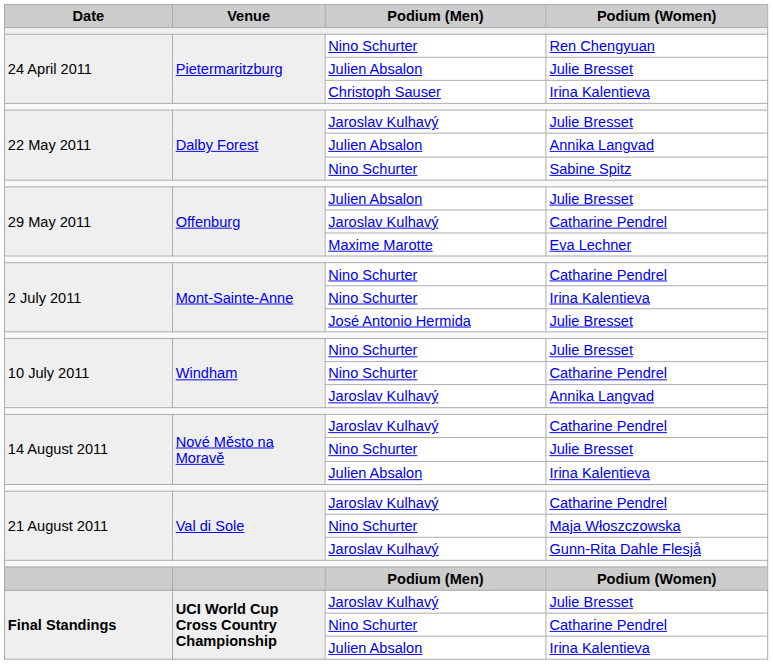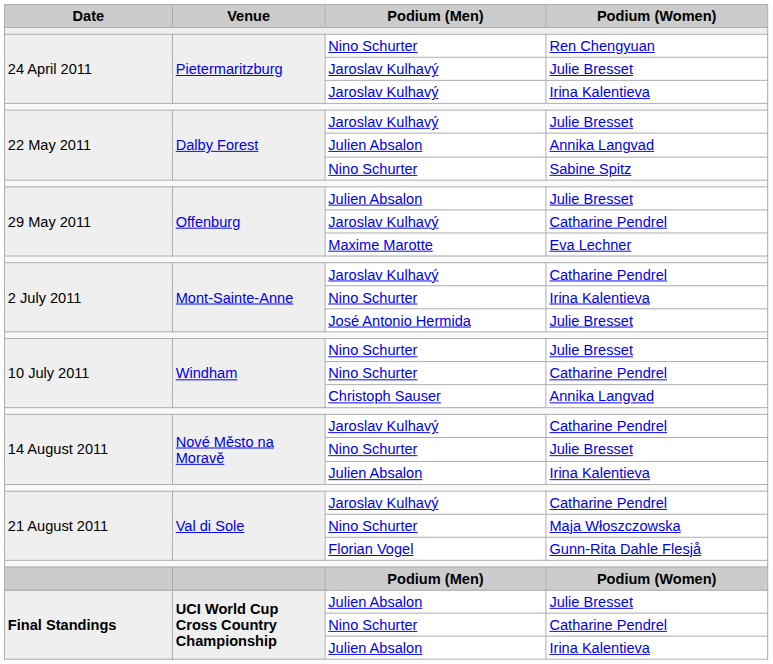(375, 69) Julien Absalon -> (383, 69) Jaroslav Kulhavý
(385, 92) Christoph Sauser -> (383, 92) Jaroslav Kulhavý
(373, 274) Nino Schurter -> (383, 274) Jaroslav Kulhavý
(383, 397) Jaroslav Kulhavý -> (385, 397) Christoph Sauser
(383, 549) Jaroslav Kulhavý -> (371, 549) Florian Vogel
(383, 602) Jaroslav Kulhavý -> (375, 602) Julien Absalon
